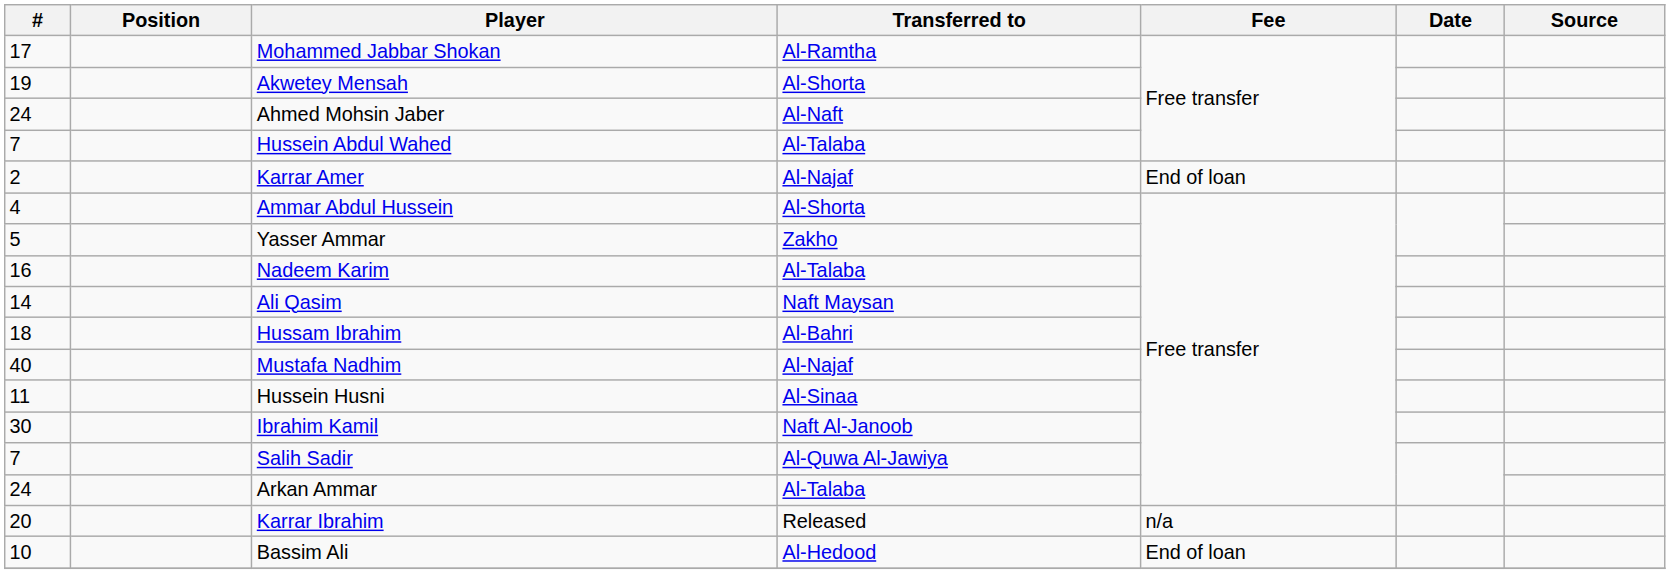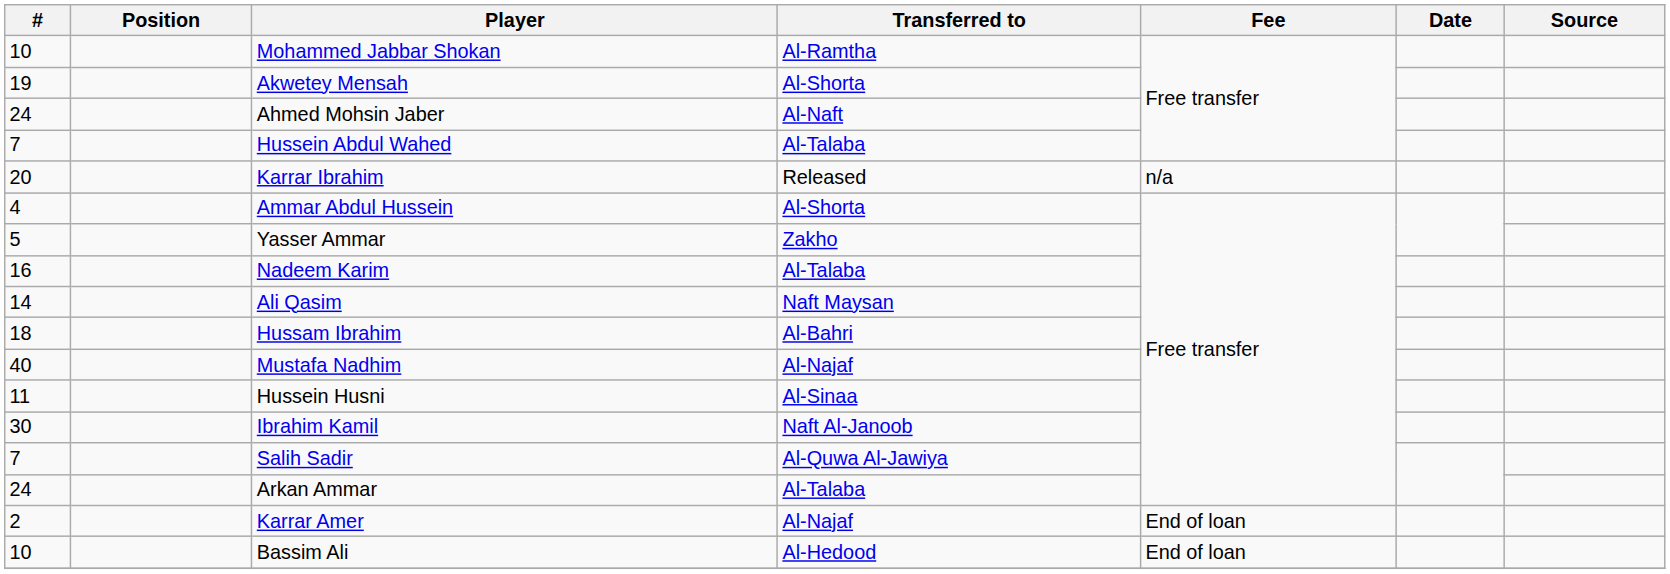(20, 51) 17 -> (20, 51) 10
rows swapped: (320, 521) <-> (310, 176)
